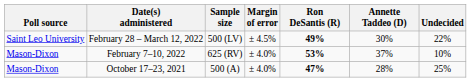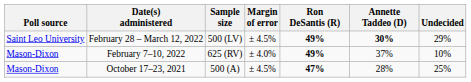(384, 39) normal -> (384, 39) bold
(443, 39) 22% -> (443, 39) 29%
(315, 54) 53% -> (315, 54) 49%
(262, 69) ± 4.0% -> (262, 69) ± 4.5%
